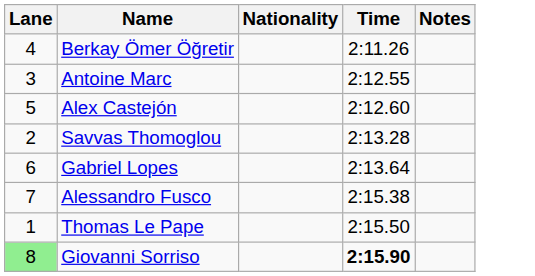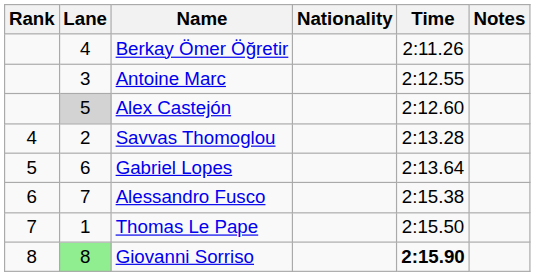+ column: (32, 19)
(31, 108) no background -> (85, 108) lightgrey background
